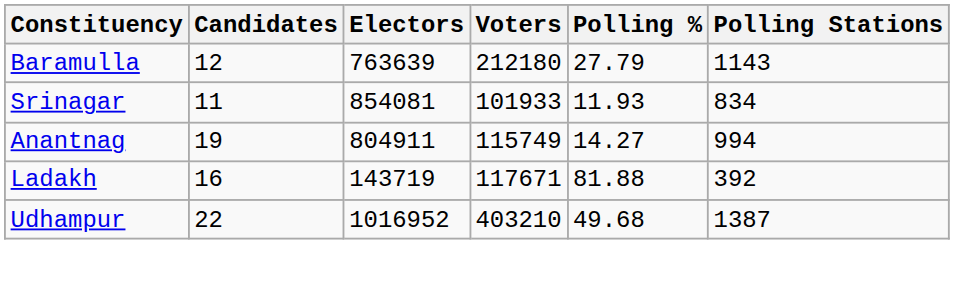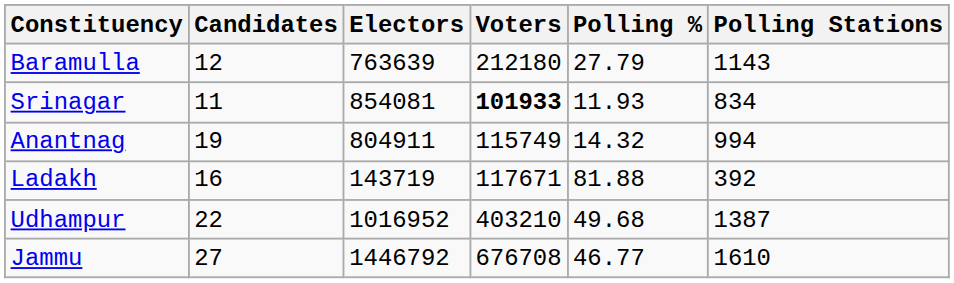(519, 102) normal -> (519, 102) bold
(609, 141) 14.27 -> (609, 141) 14.32
+ row: (47, 258)
